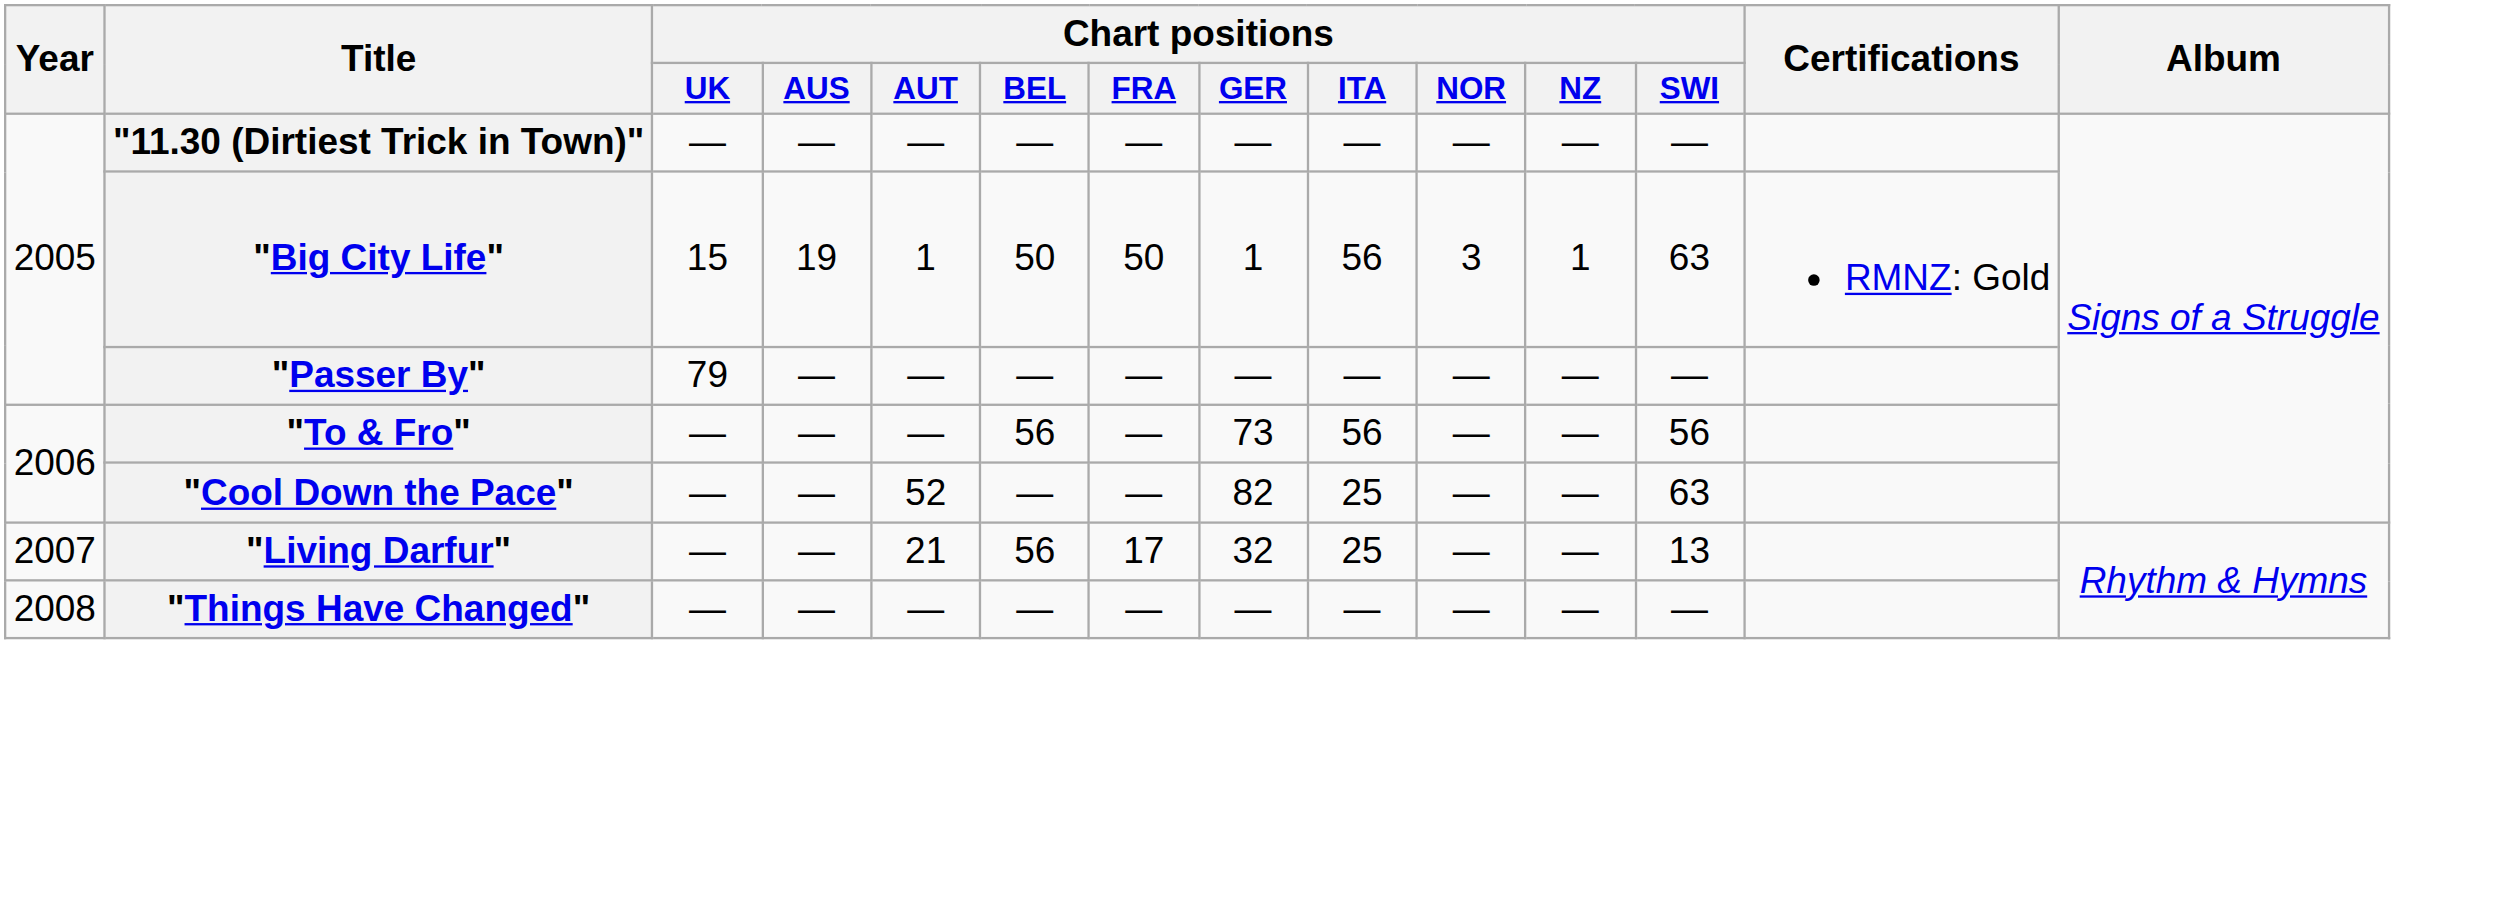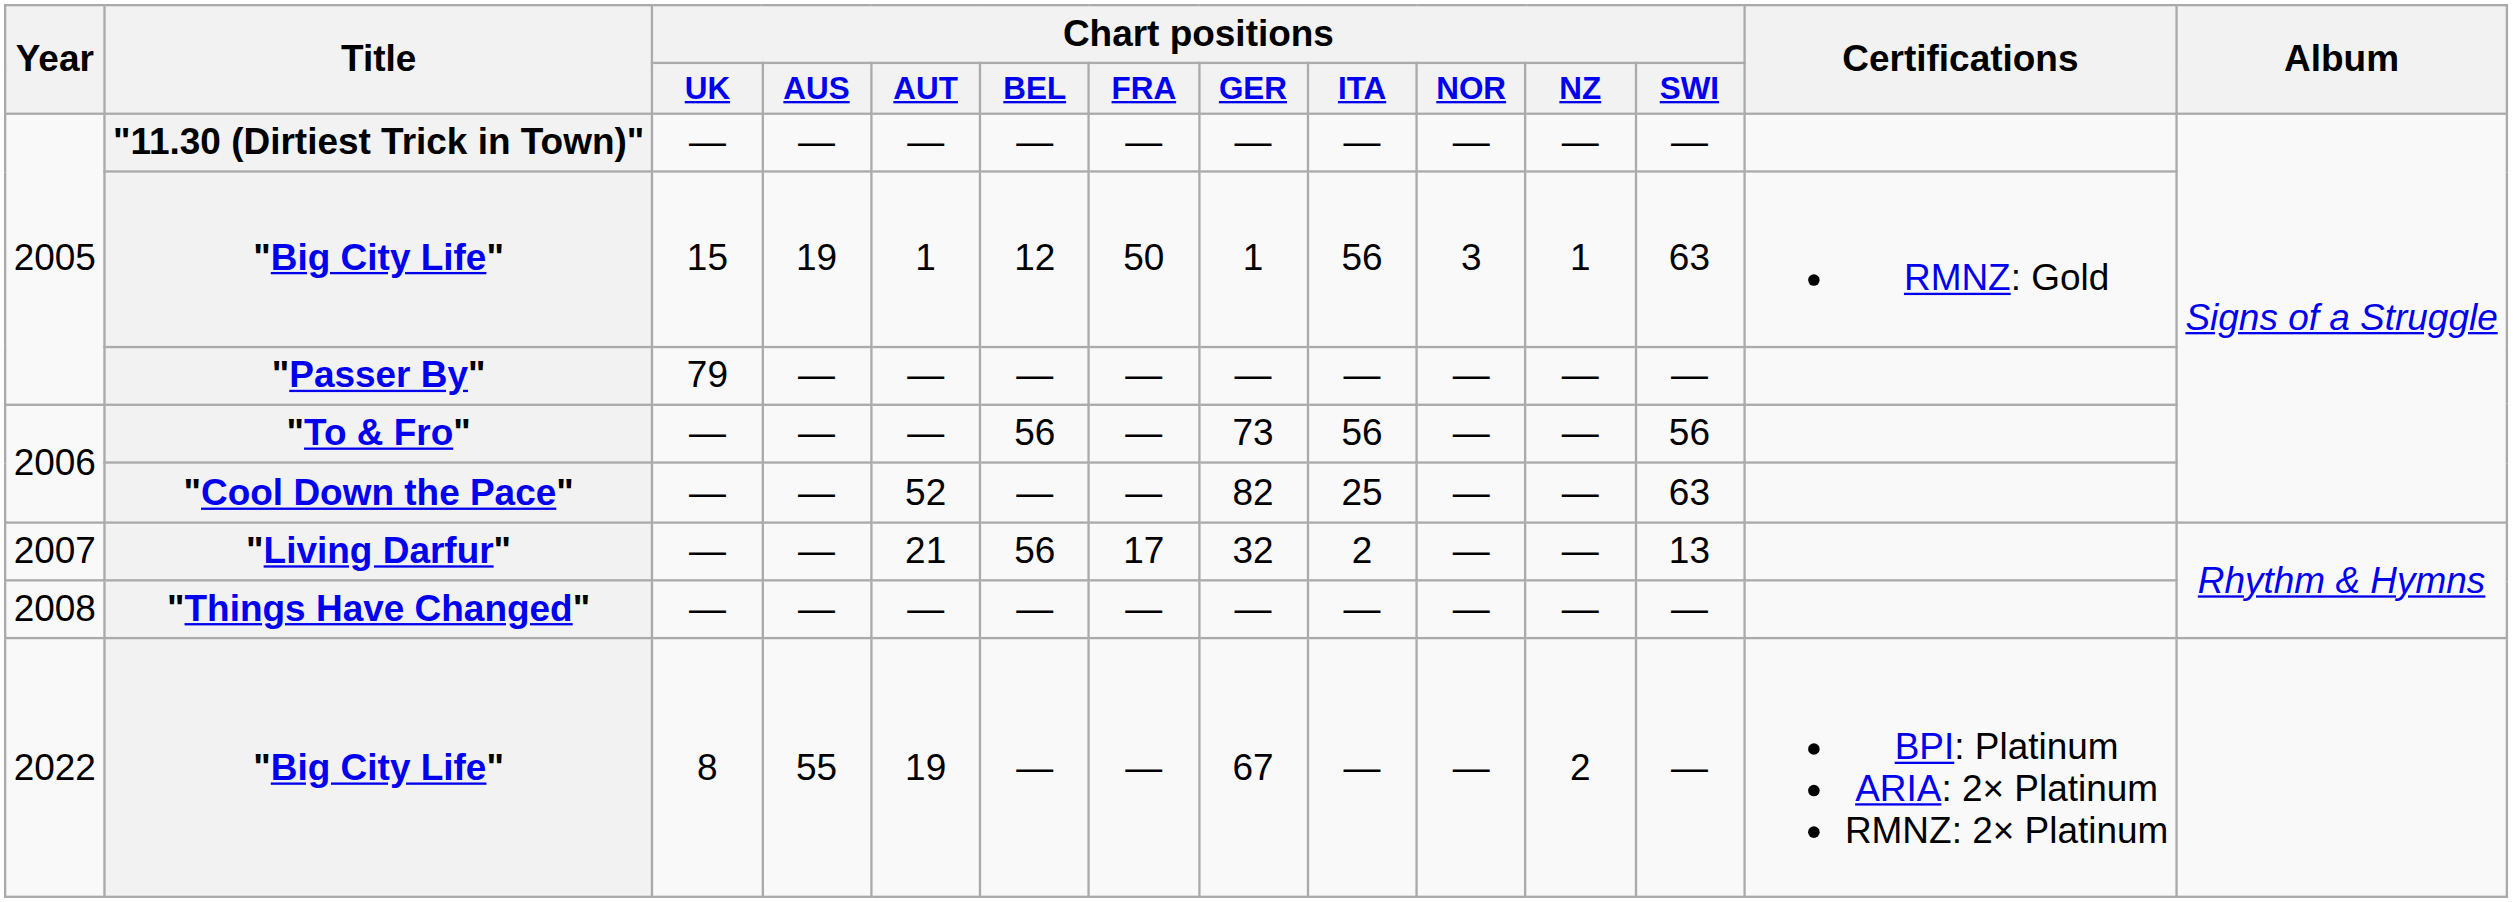(1035, 258) 50 -> (1035, 258) 12
(1362, 550) 25 -> (1362, 550) 2
+ row: (55, 767)
